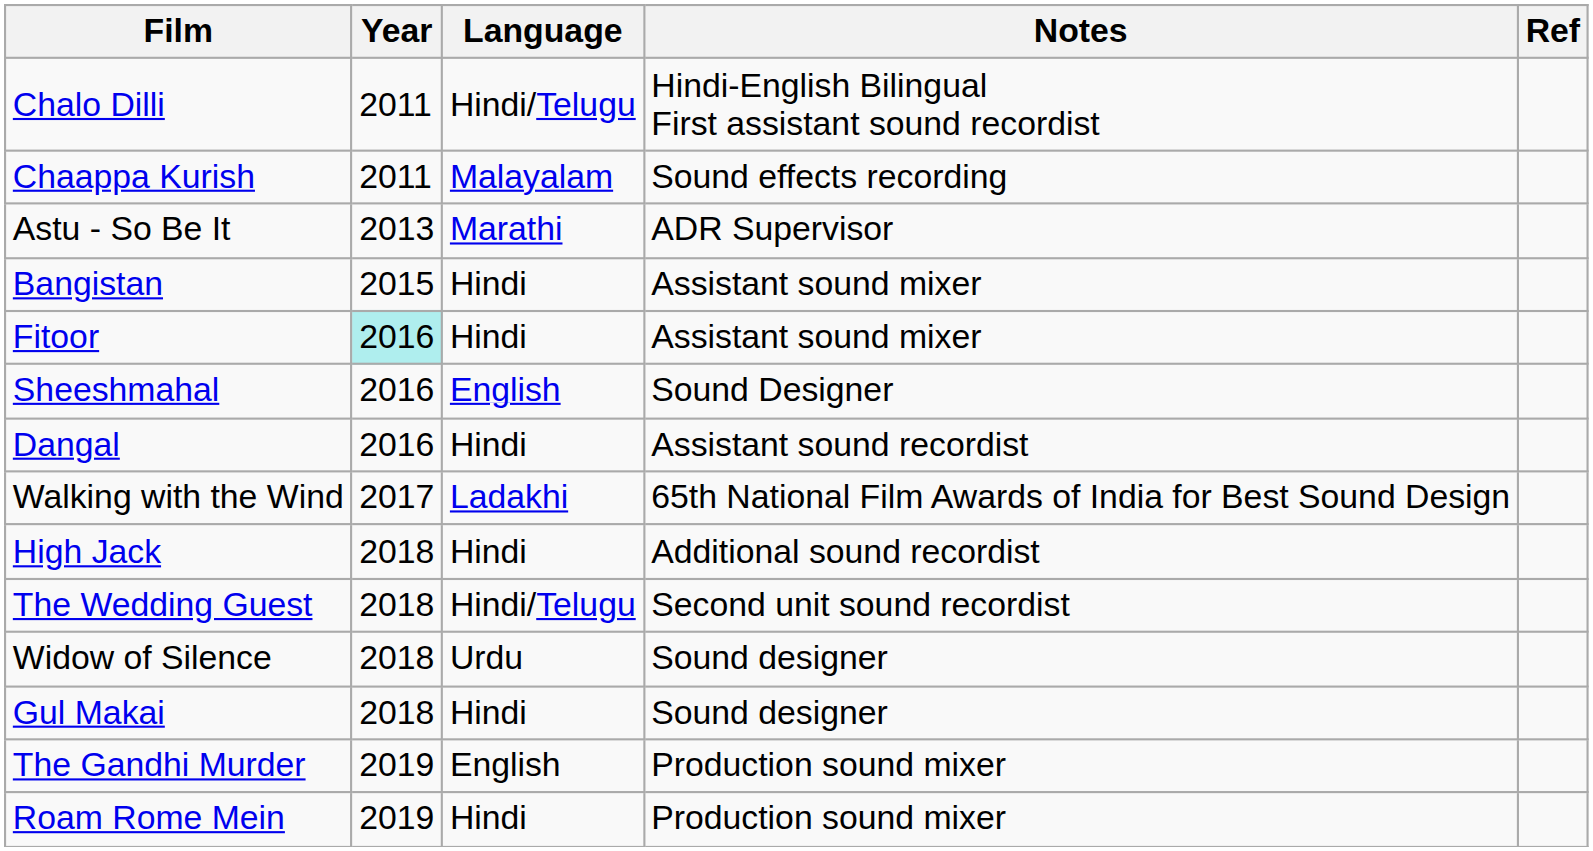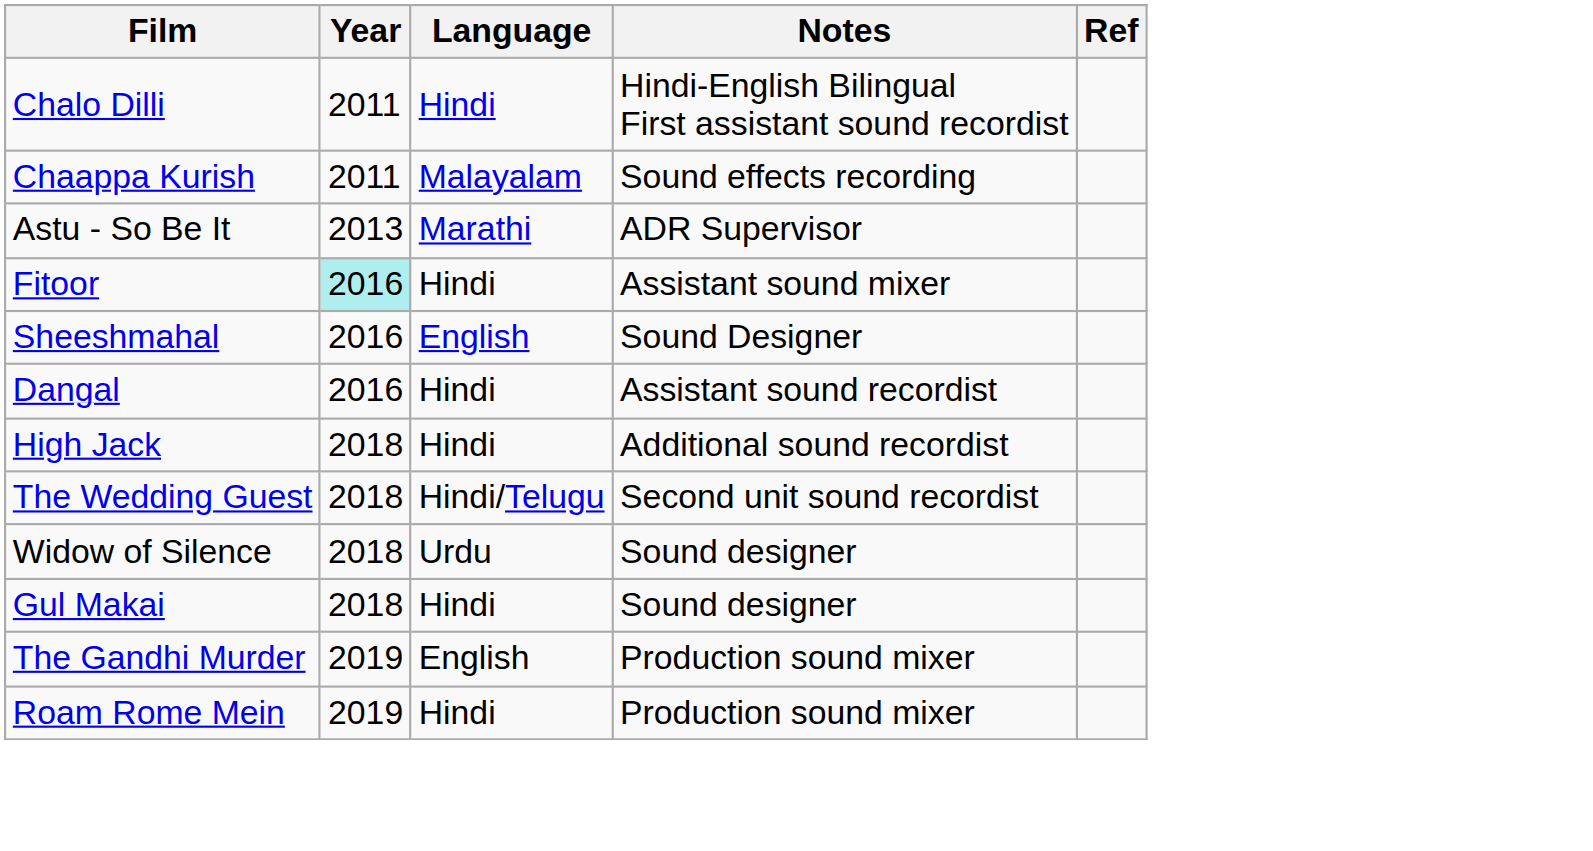(543, 103) Hindi/Telugu -> (457, 103) Hindi
- row: (88, 283)
- row: (178, 497)
